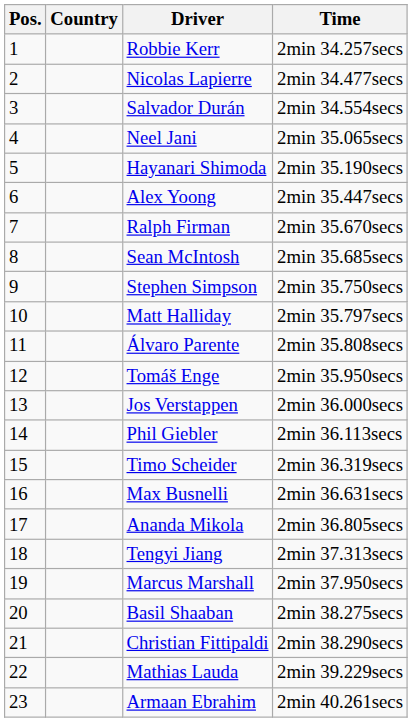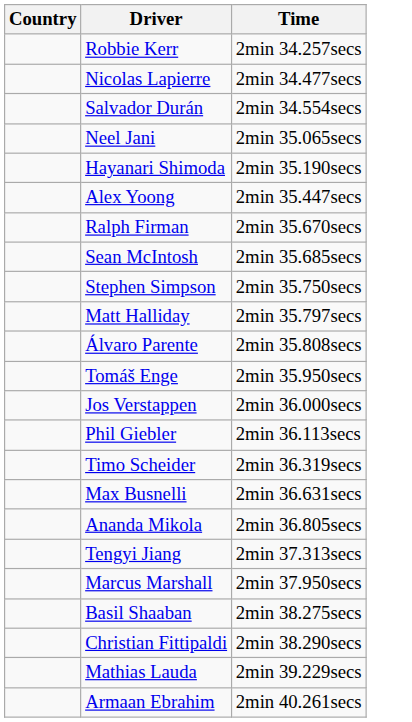- column: (25, 19)
